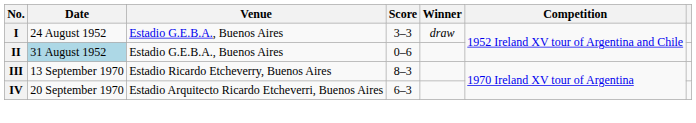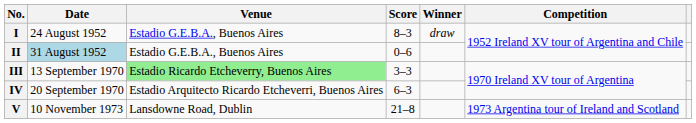(403, 33) 3–3 -> (403, 33) 8–3
(230, 71) no background -> (230, 71) lightgreen background
(403, 71) 8–3 -> (403, 71) 3–3
+ row: (16, 109)
